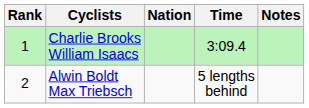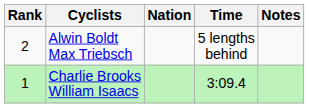rows swapped: (95, 45) <-> (90, 84)
